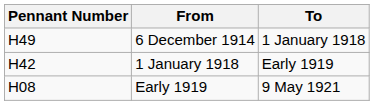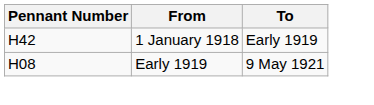- row: (195, 40)
